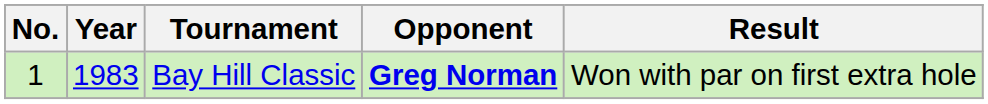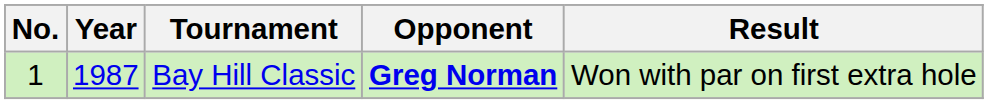(106, 75) 1983 -> (106, 75) 1987
